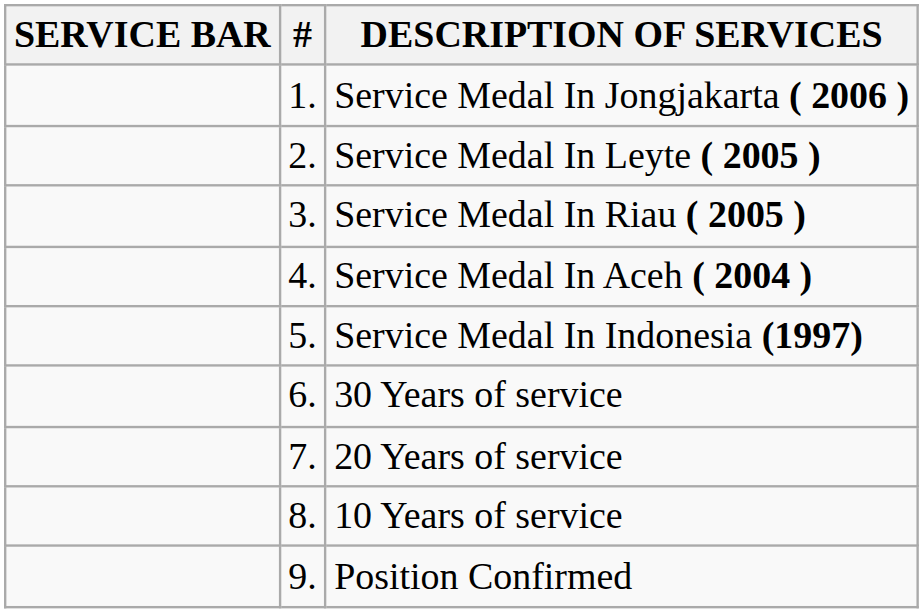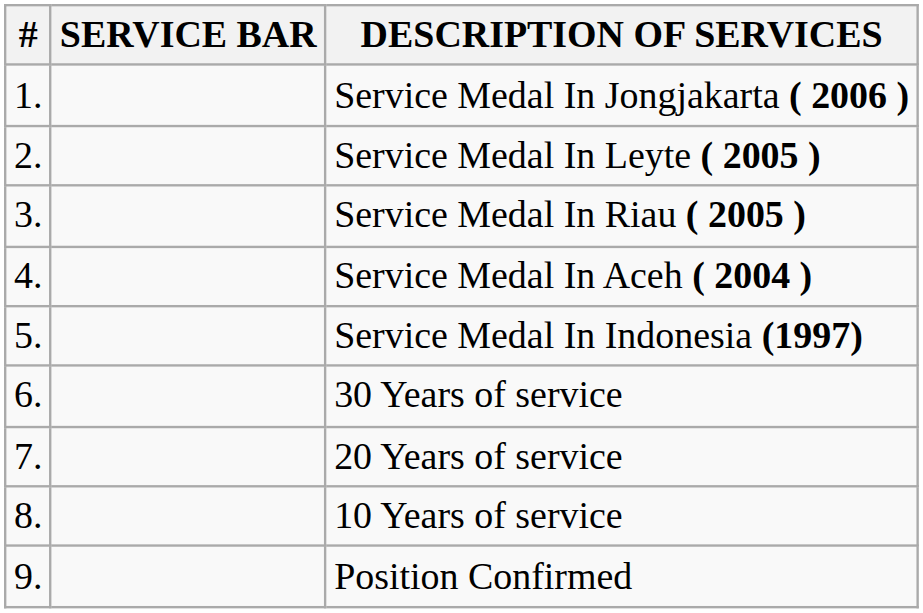columns swapped: (302, 34) <-> (142, 34)
